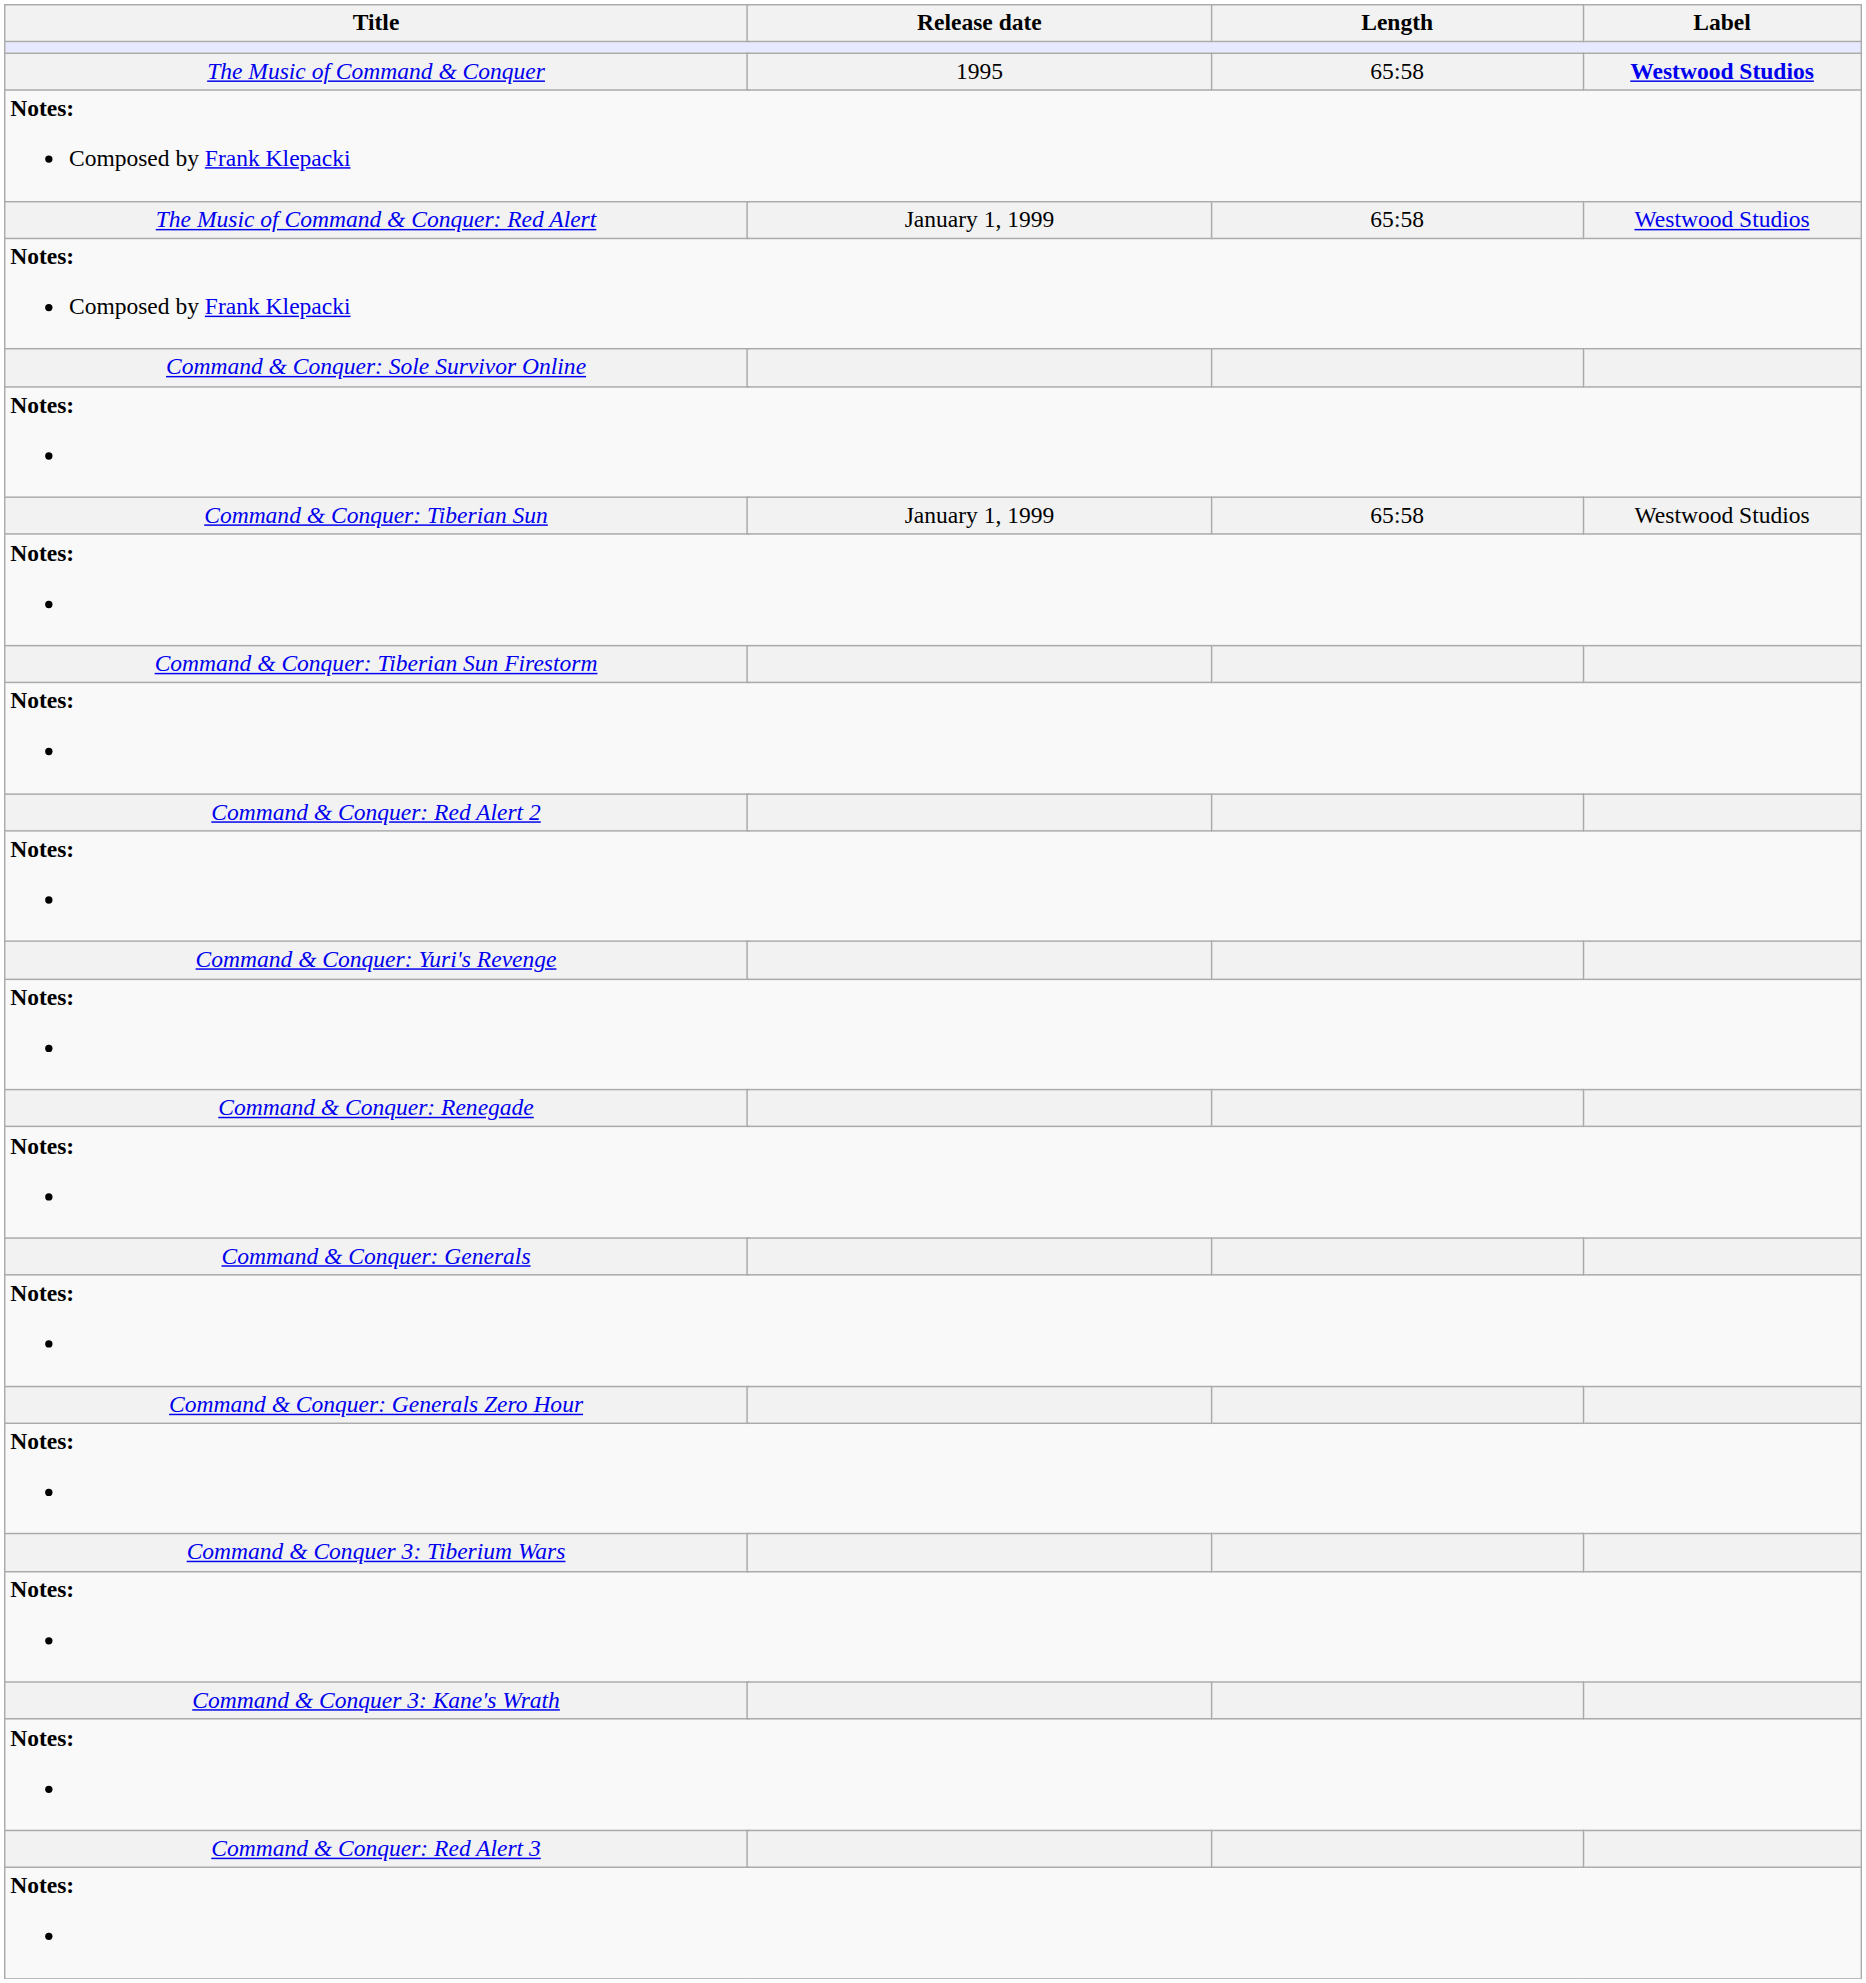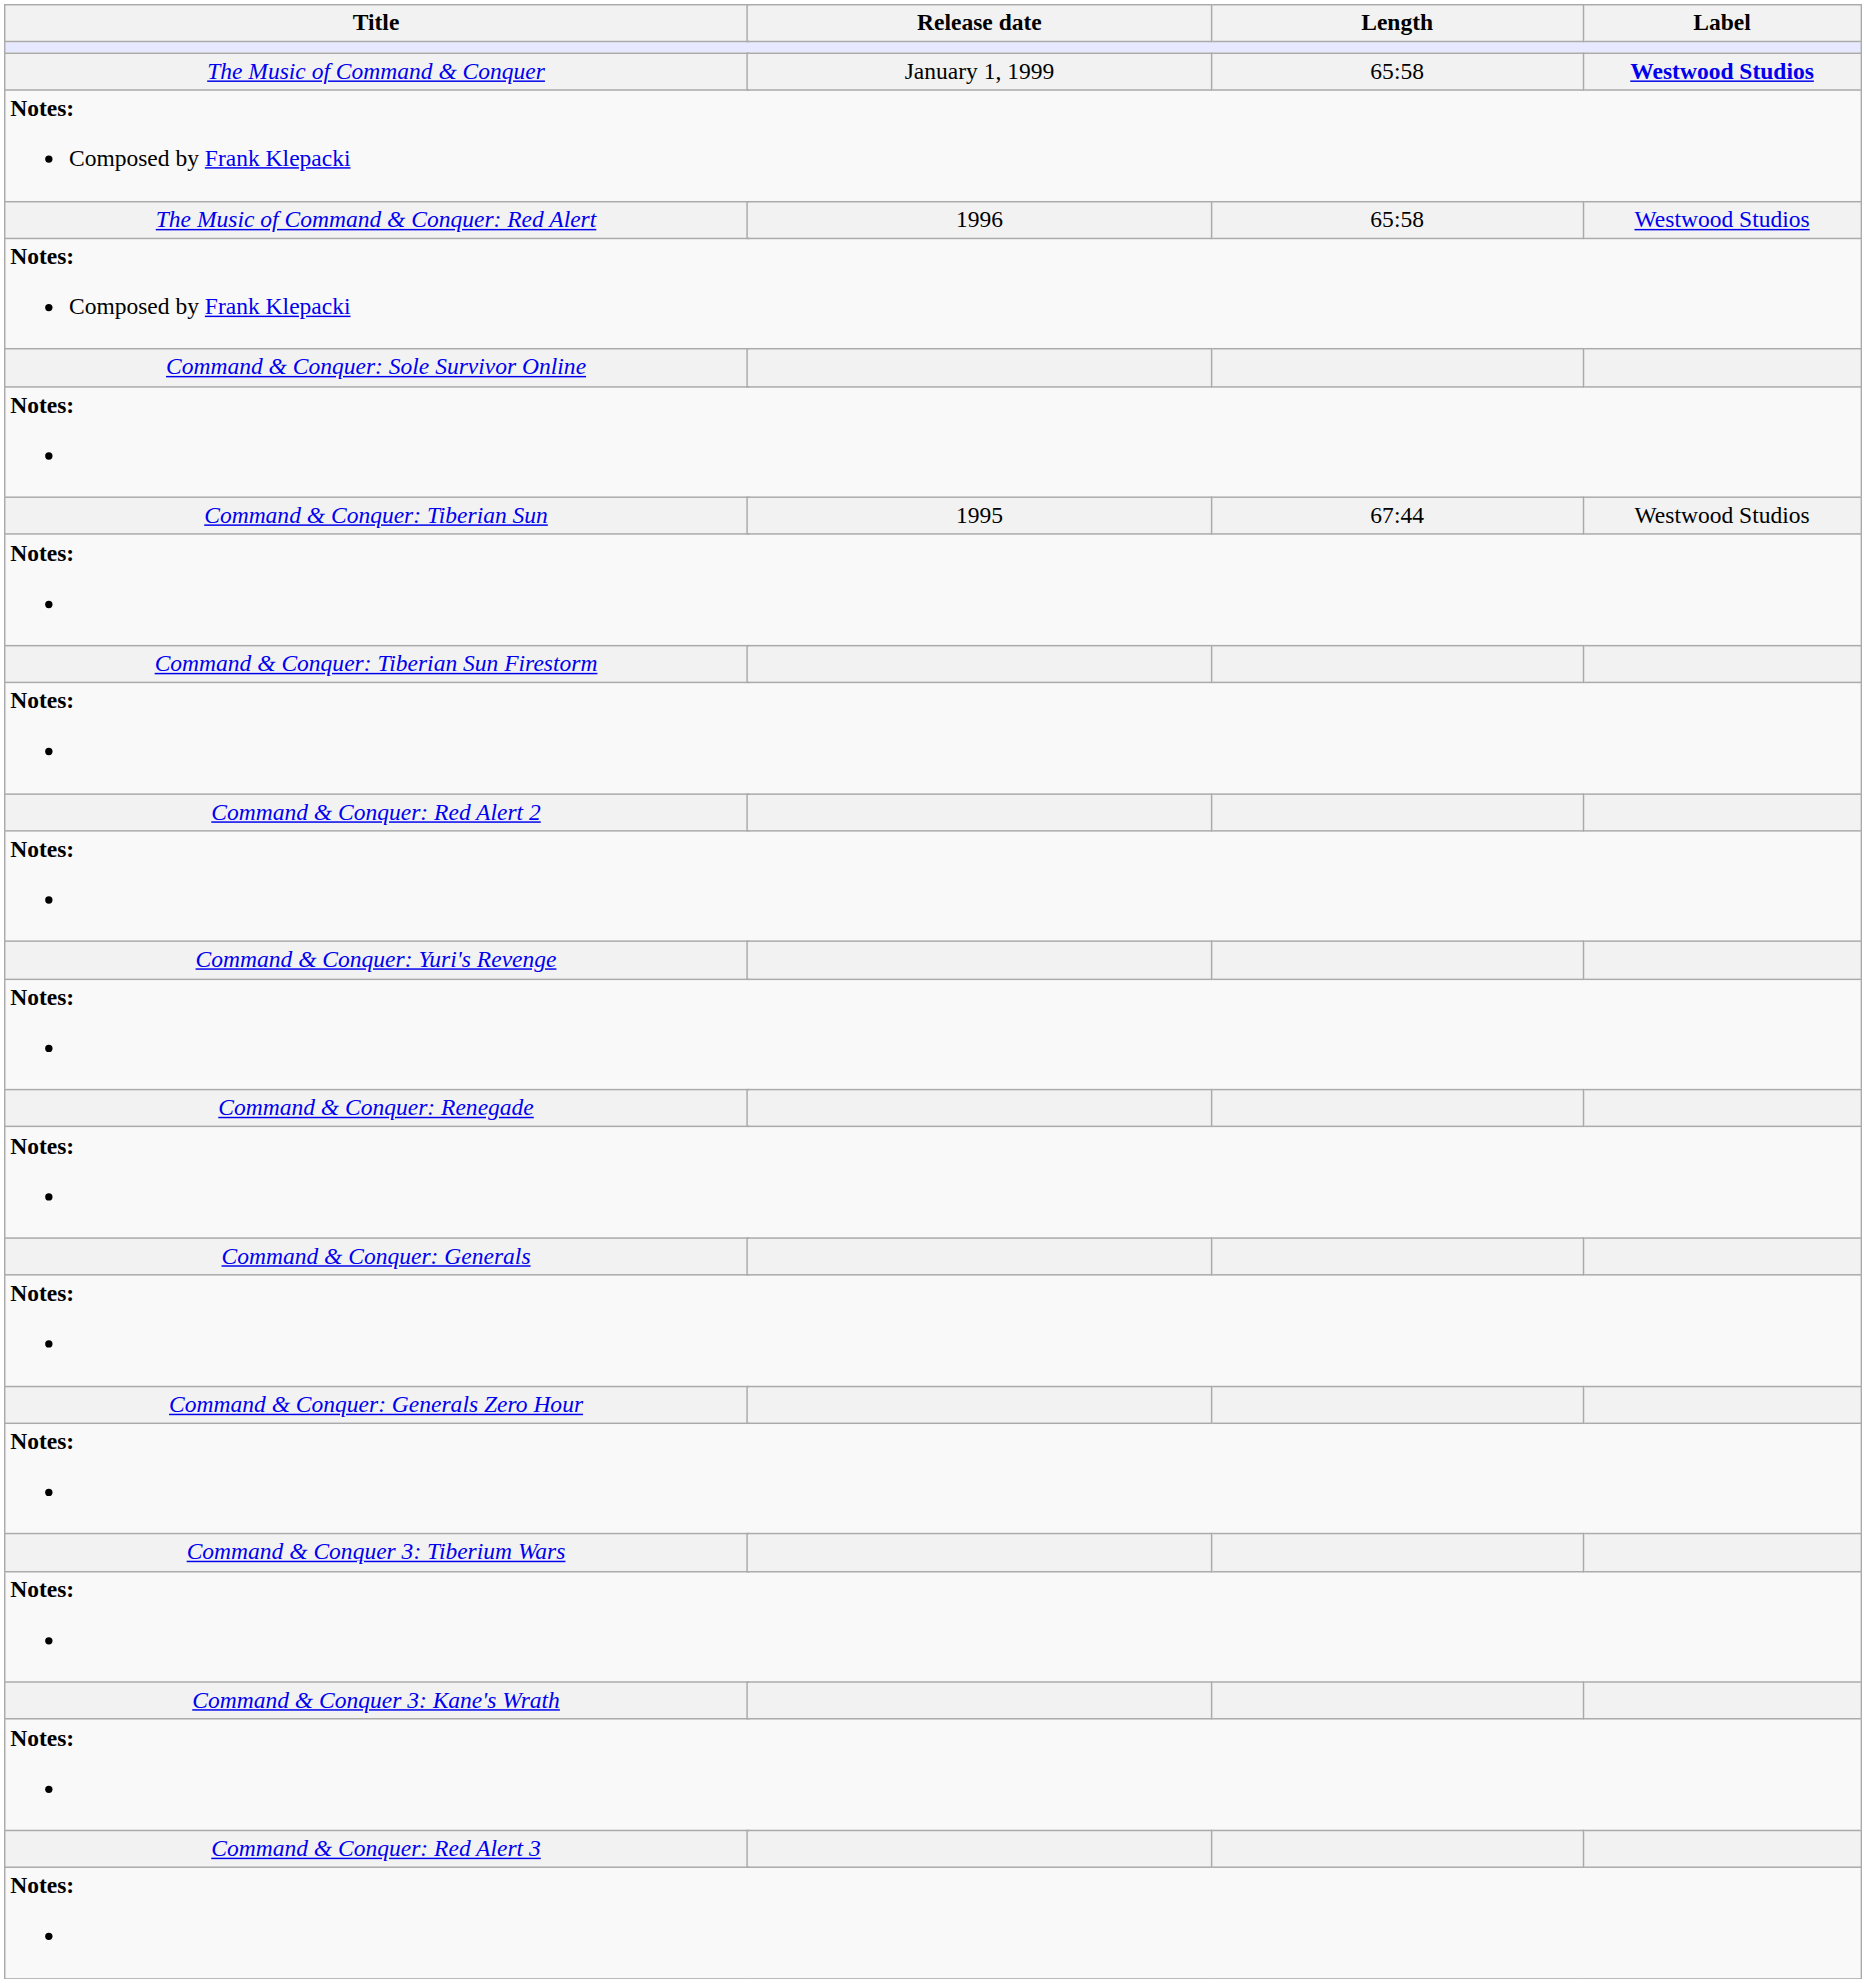(979, 71) 1995 -> (979, 71) January 1, 1999
(979, 219) January 1, 1999 -> (979, 219) 1996
(979, 515) January 1, 1999 -> (979, 515) 1995
(1397, 515) 65:58 -> (1397, 515) 67:44
